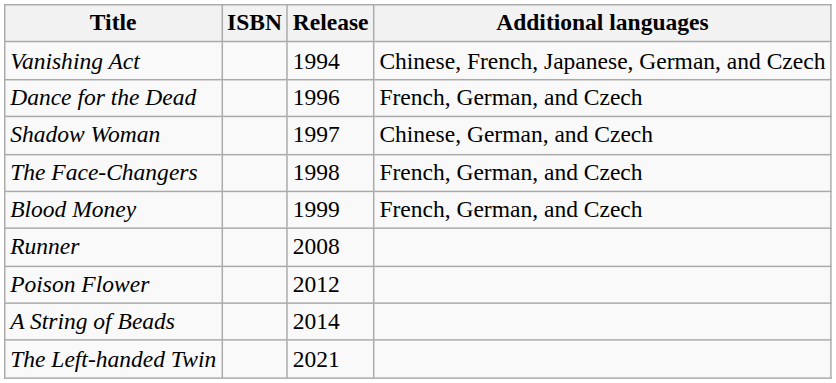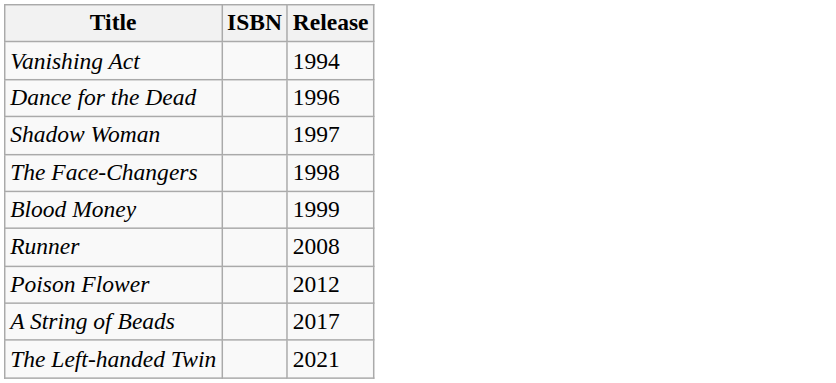- column: (602, 23)
(316, 321) 2014 -> (316, 321) 2017
